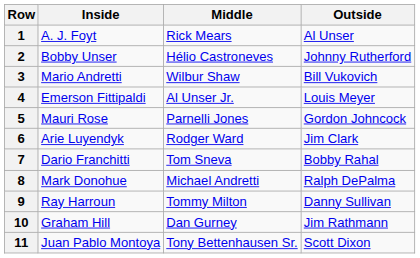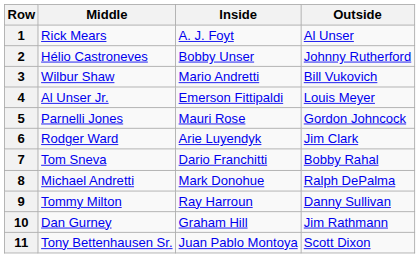columns swapped: (101, 15) <-> (232, 15)
